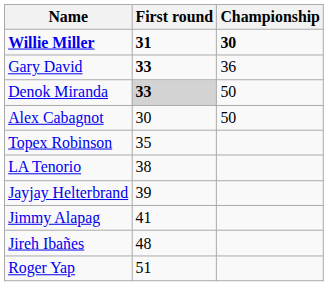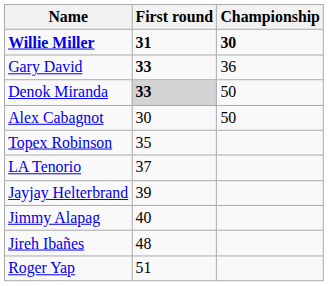(143, 167) 38 -> (143, 167) 37
(143, 218) 41 -> (143, 218) 40
